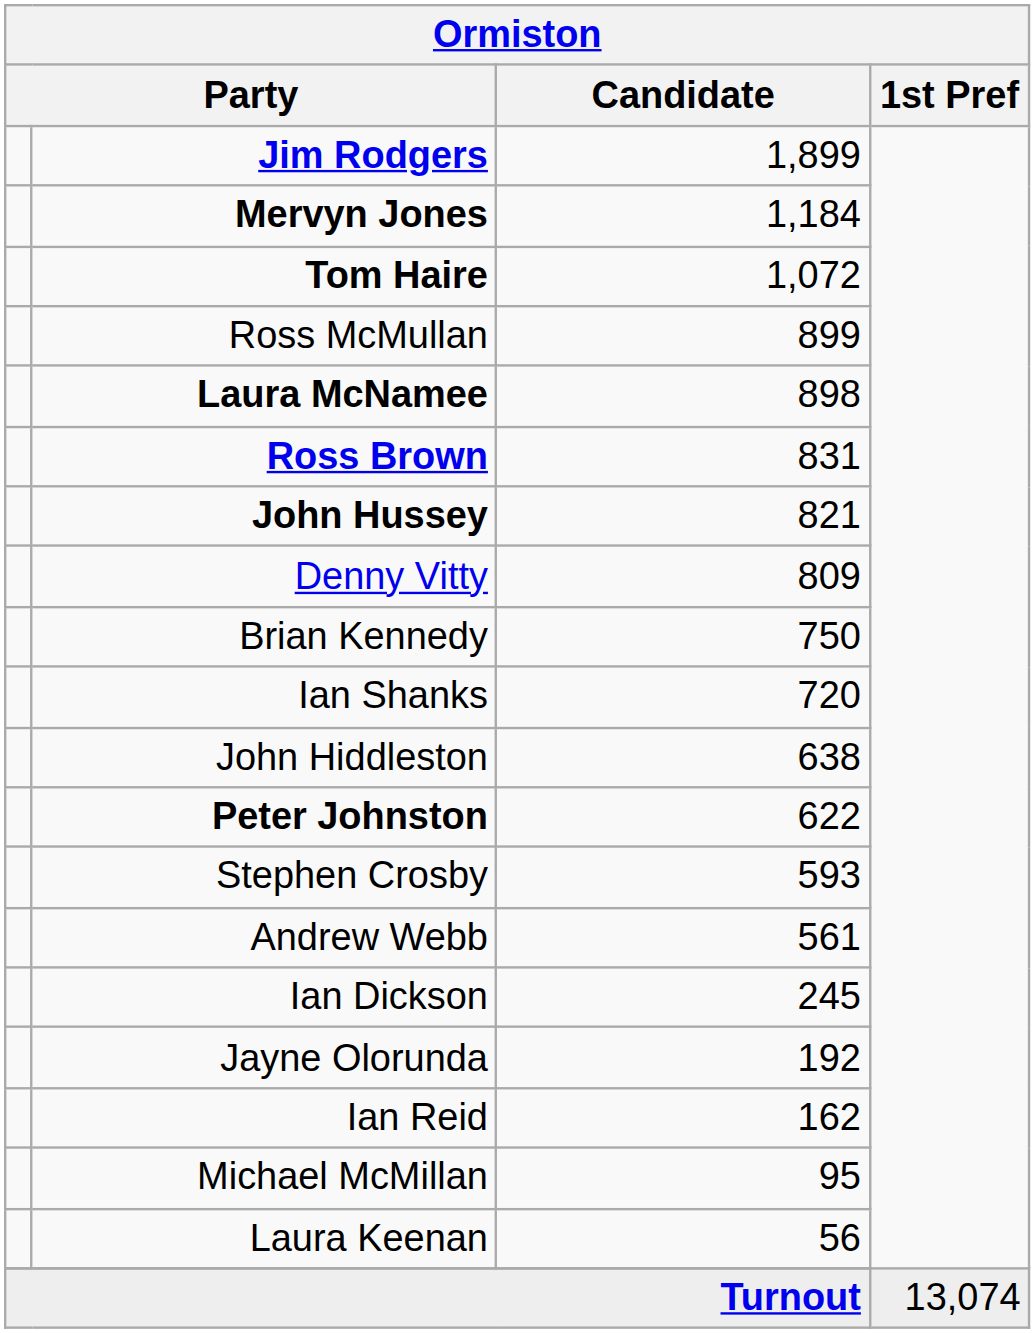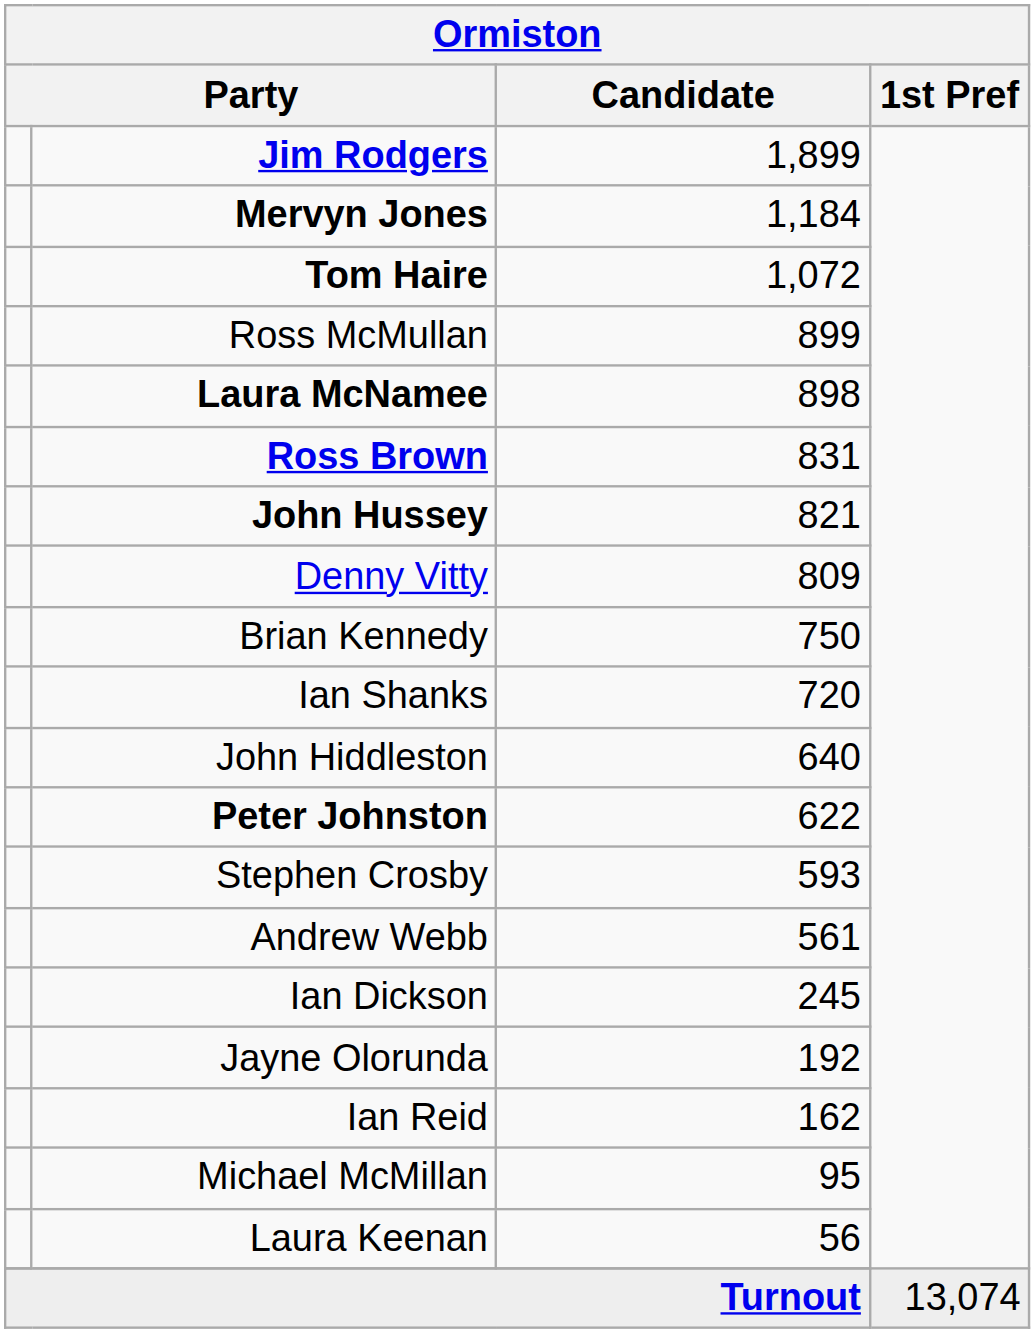(829, 756) 638 -> (829, 756) 640
